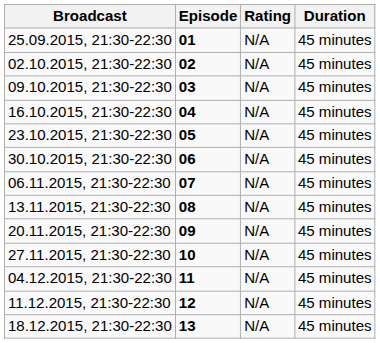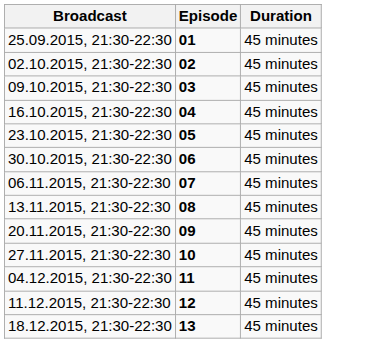- column: (268, 16)
